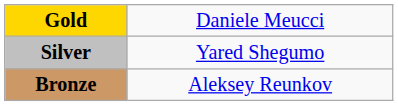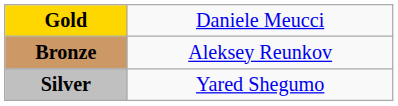rows swapped: (66, 52) <-> (66, 84)
